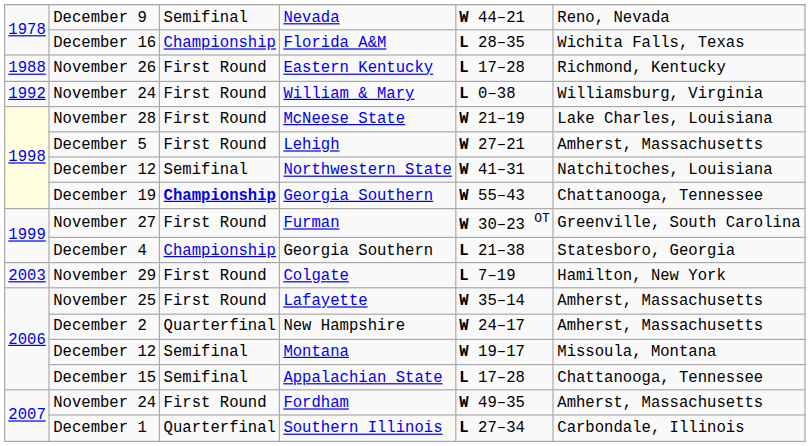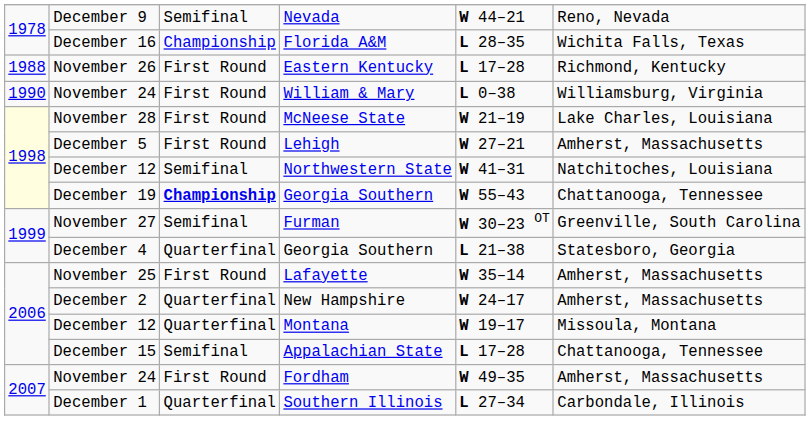(27, 94) 1992 -> (27, 94) 1990
(215, 223) First Round -> (206, 223) Semifinal
(220, 250) Championship -> (220, 250) Quarterfinal
- row: (105, 276)
(206, 352) Semifinal -> (220, 326) Quarterfinal
